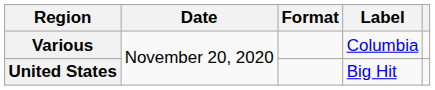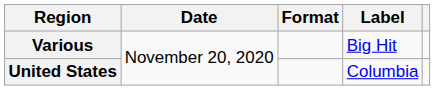(383, 44) Columbia -> (372, 44) Big Hit
(372, 71) Big Hit -> (383, 71) Columbia
